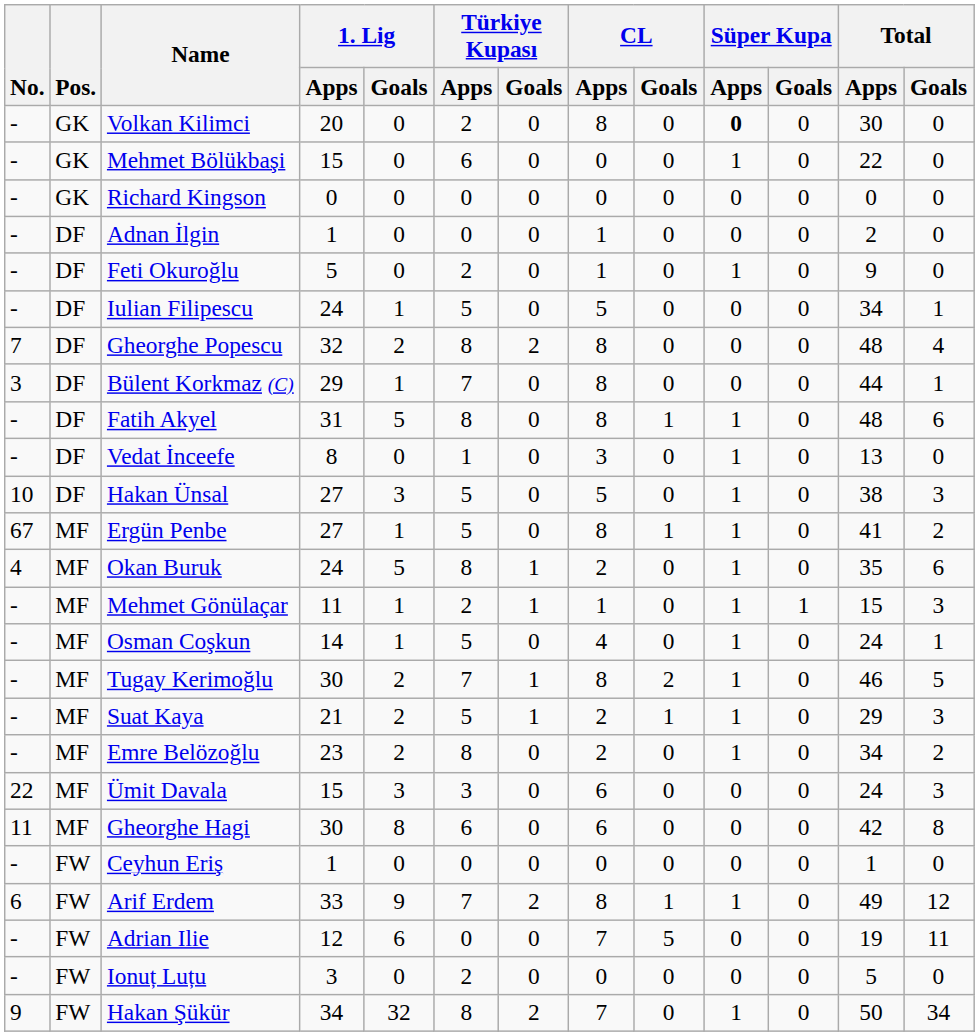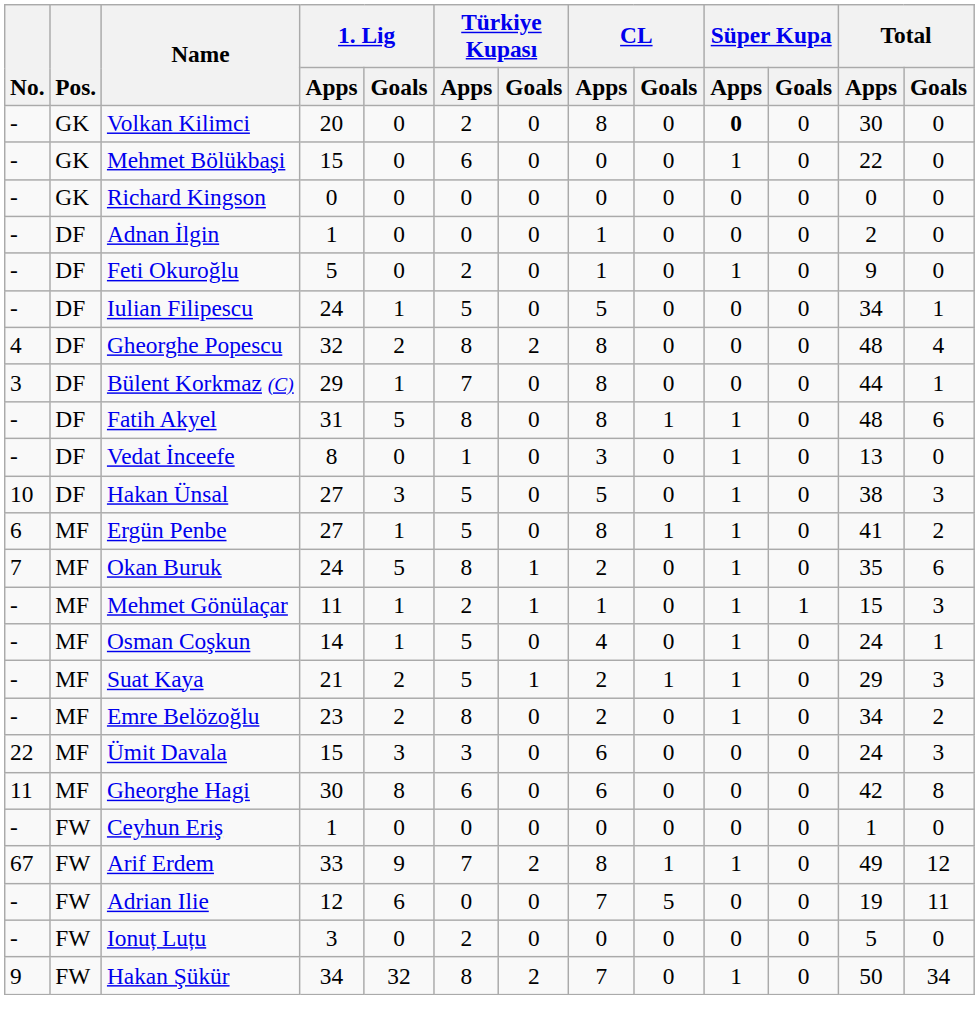(16, 345) 7 -> (16, 345) 4
(22, 530) 67 -> (16, 530) 6
(16, 567) 4 -> (16, 567) 7
- row: (190, 679)
(16, 901) 6 -> (22, 864) 67
